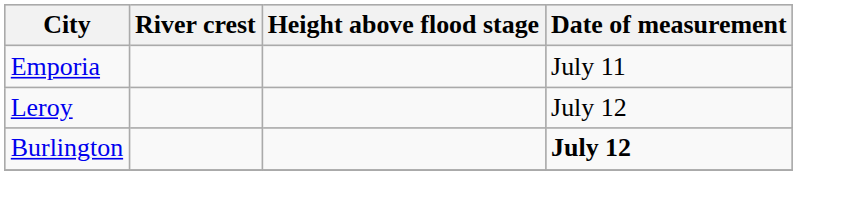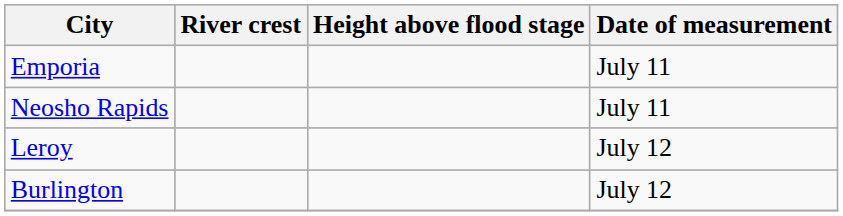+ row: (90, 107)
(591, 148) bold -> (634, 189) normal
